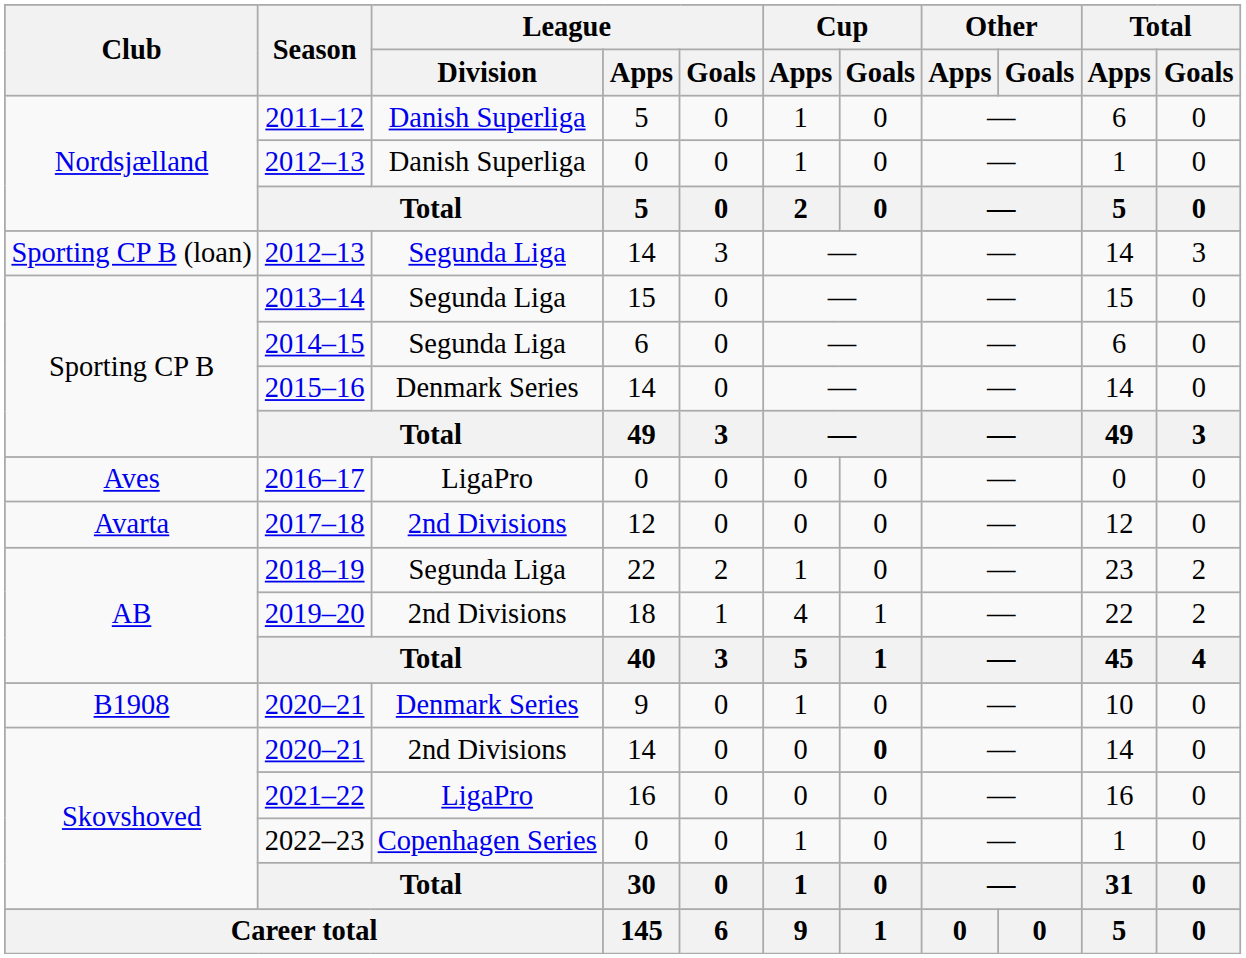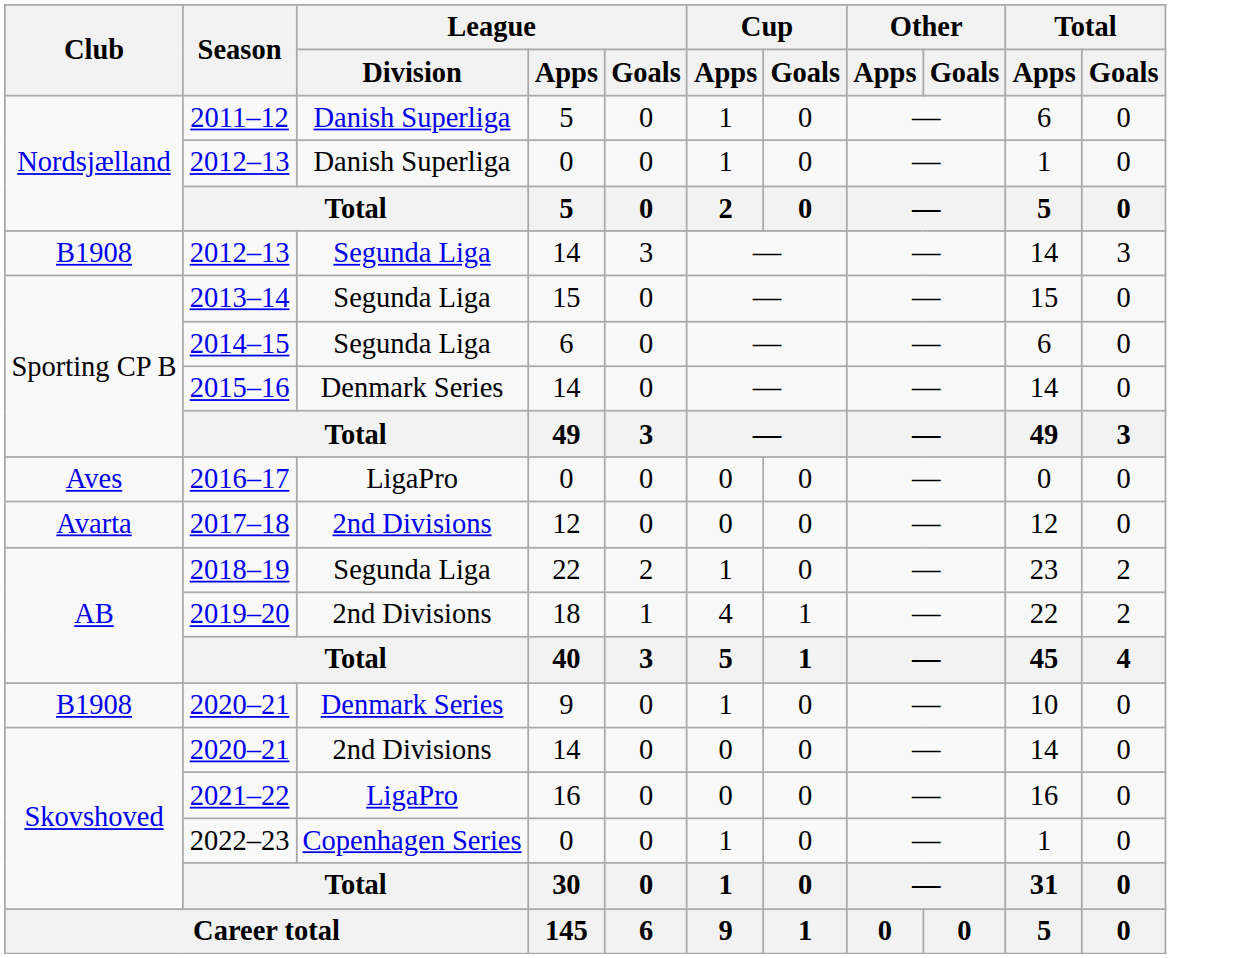(132, 252) Sporting CP B (loan) -> (94, 252) B1908
(880, 749) bold -> (805, 749) normal
